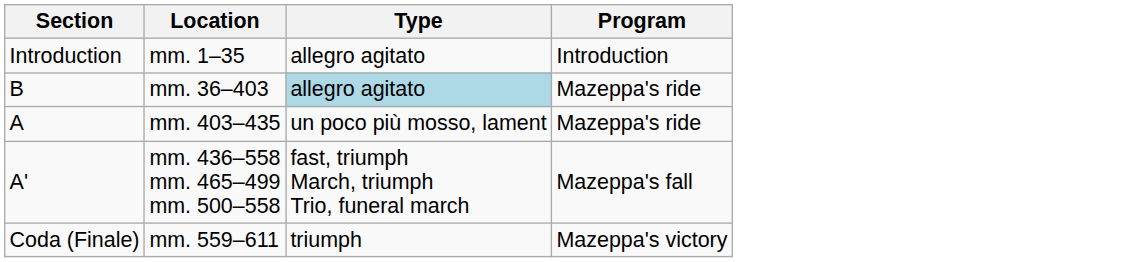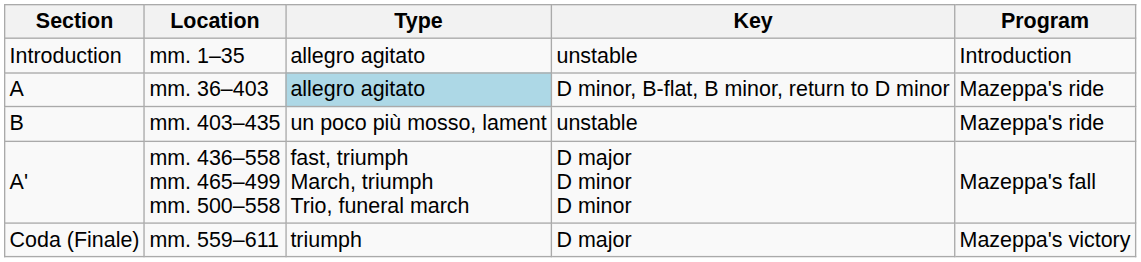+ column: (753, 21)
(17, 89) B -> (17, 89) A
(17, 123) A -> (17, 123) B
